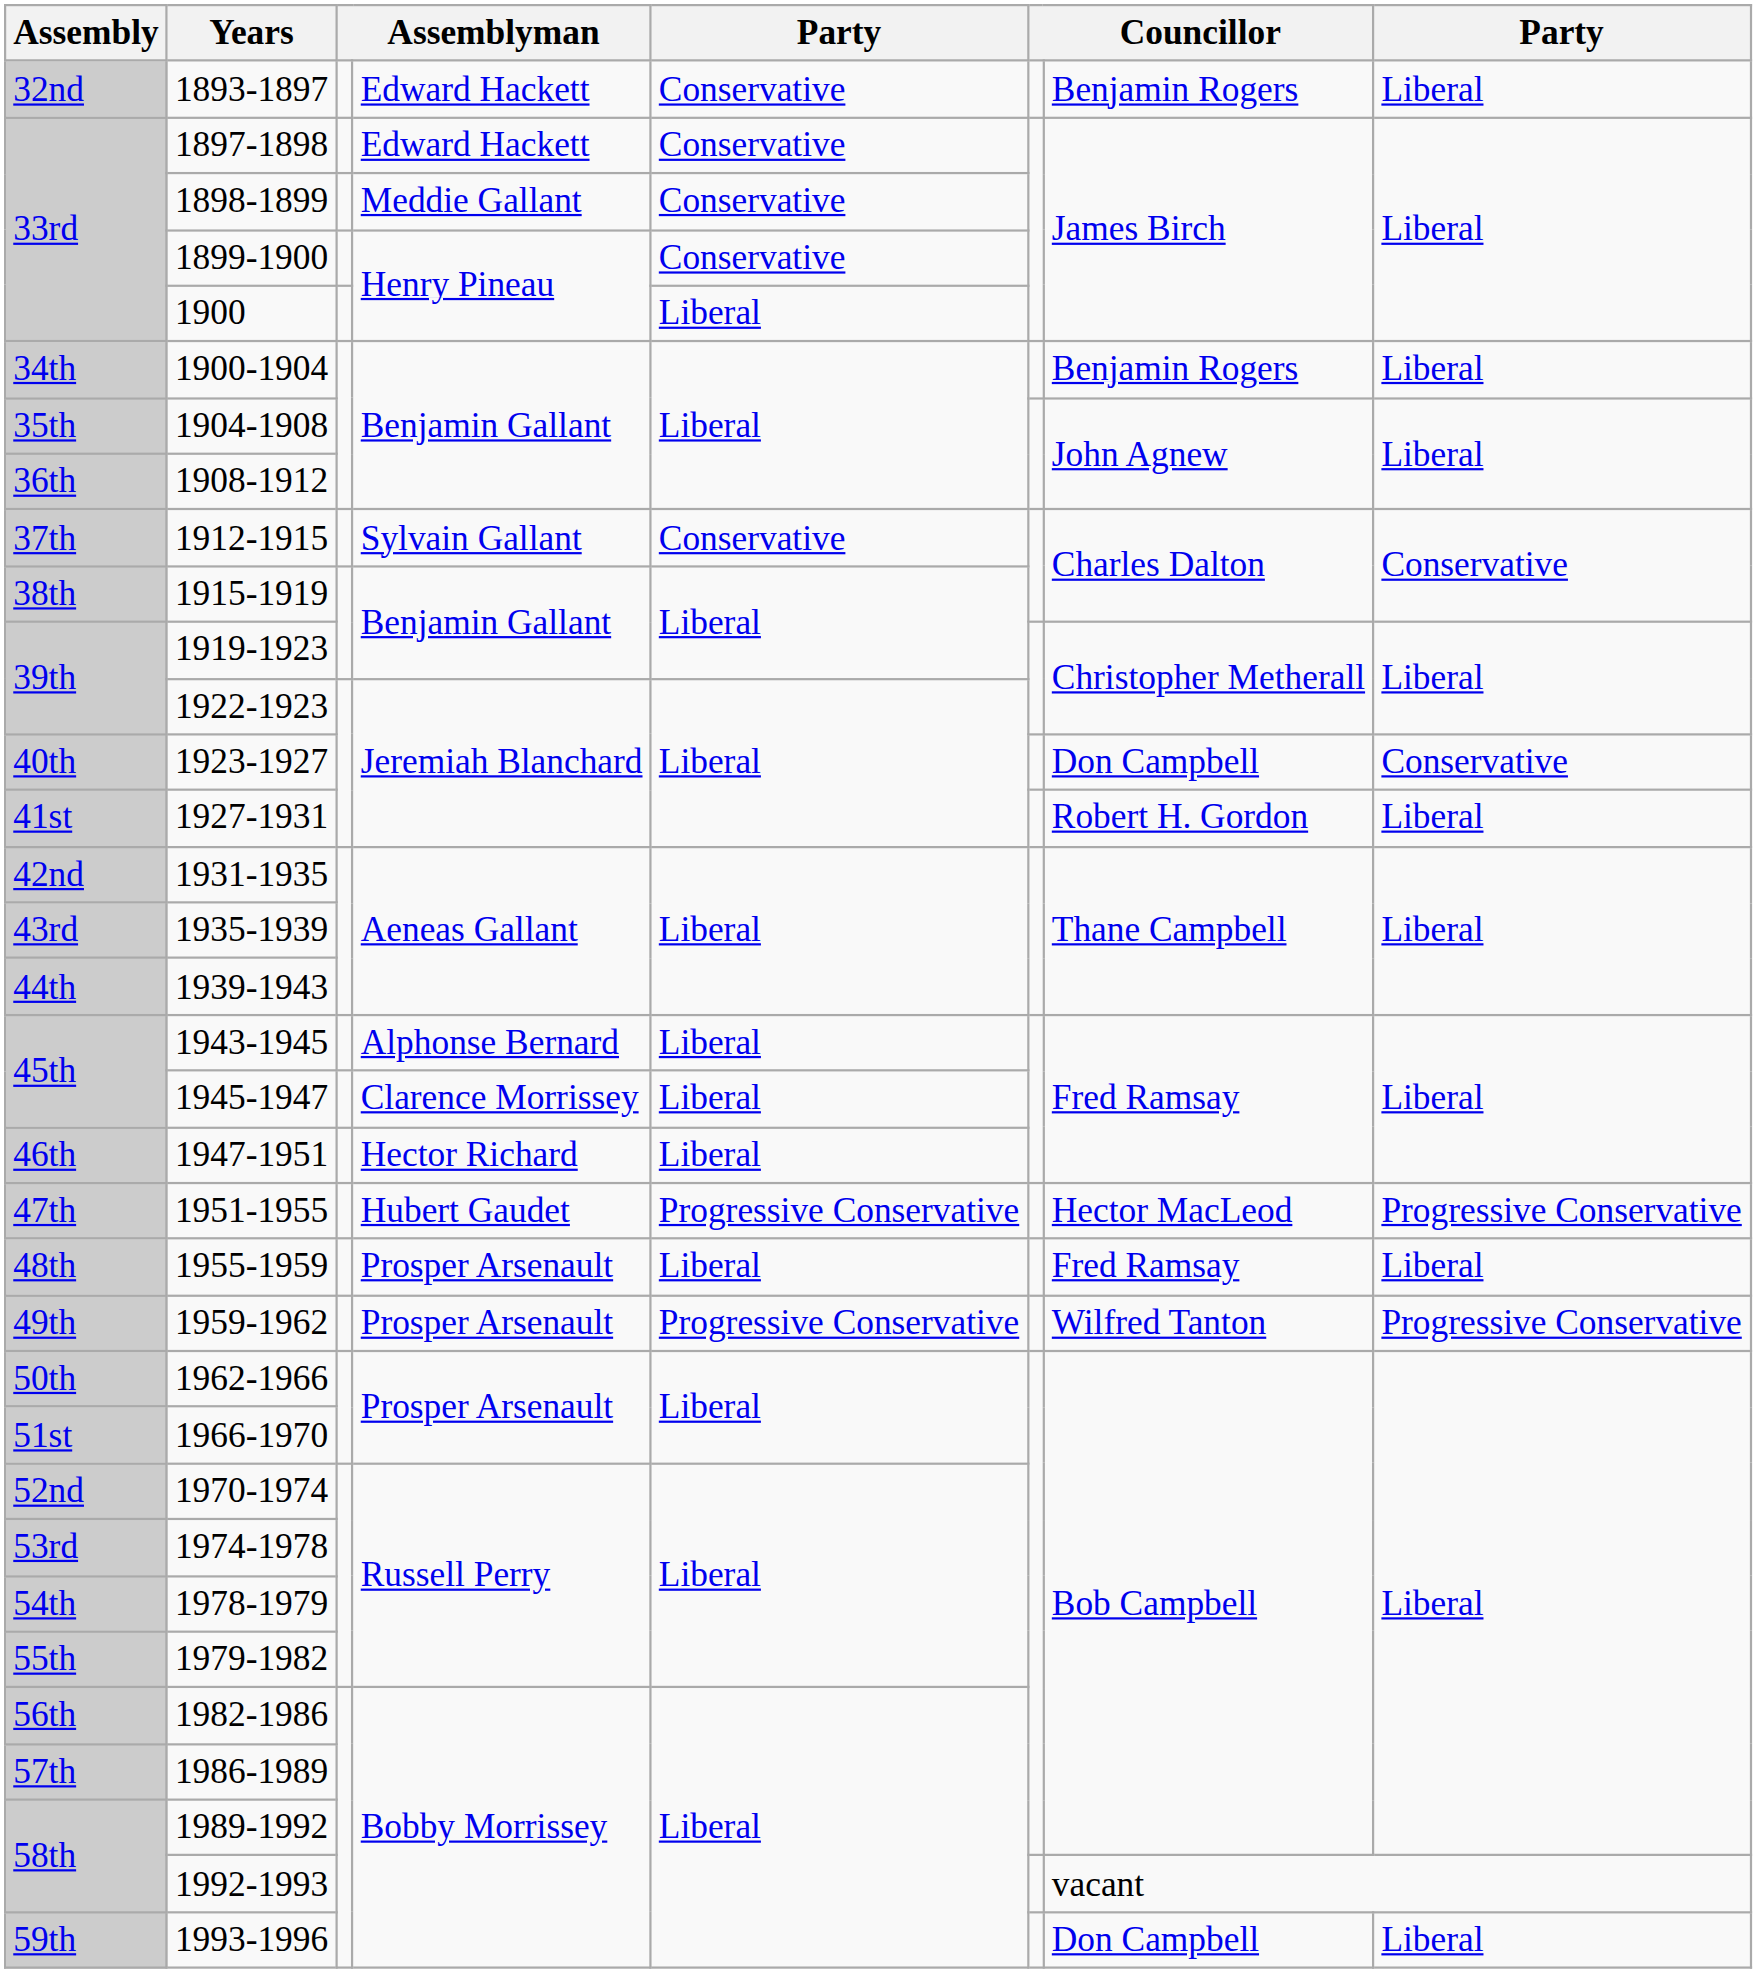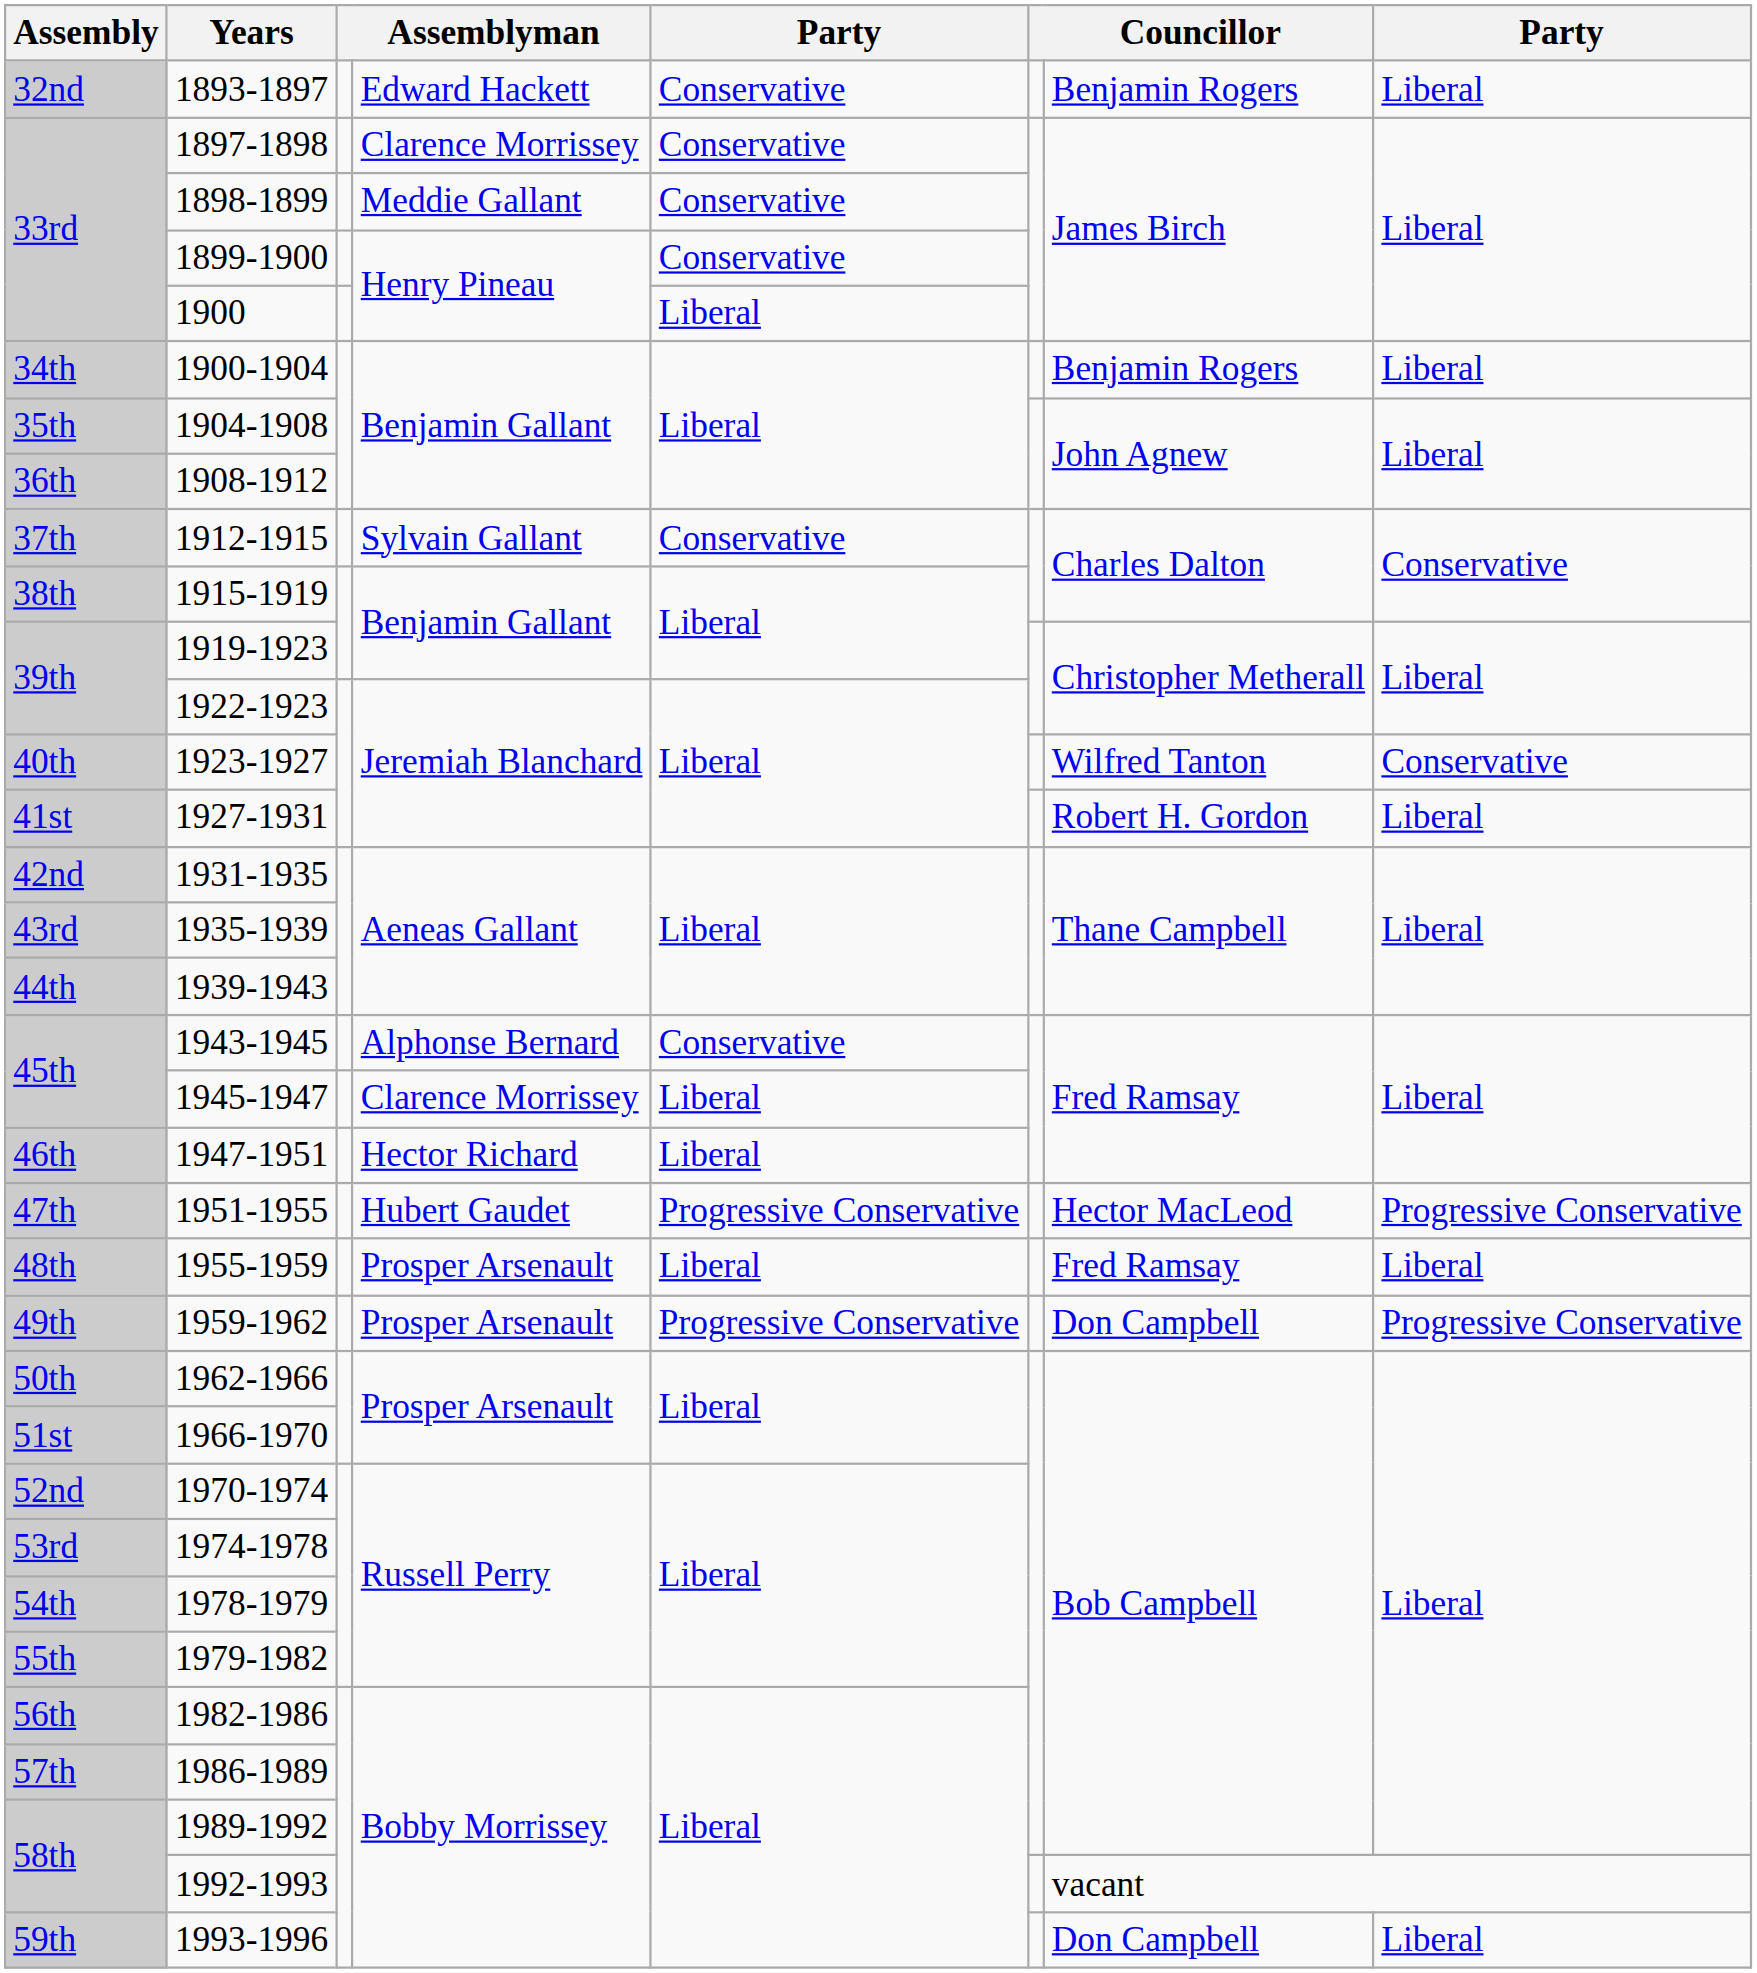(475, 144) Edward Hackett -> (500, 144) Clarence Morrissey
(1155, 761) Don Campbell -> (1159, 761) Wilfred Tanton
(710, 1041) Liberal -> (752, 1041) Conservative
(1159, 1322) Wilfred Tanton -> (1155, 1322) Don Campbell
